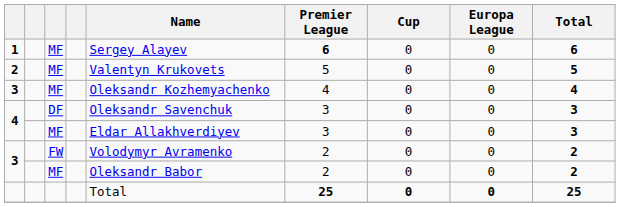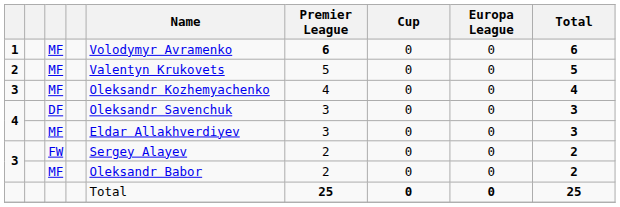(138, 49) Sergey Alayev -> (161, 49) Volodymyr Avramenko
(161, 151) Volodymyr Avramenko -> (138, 151) Sergey Alayev
